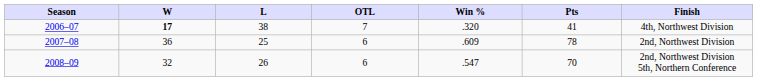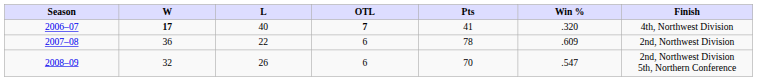columns swapped: (572, 12) <-> (470, 12)
(263, 27) 38 -> (263, 27) 40
(365, 27) normal -> (365, 27) bold
(263, 42) 25 -> (263, 42) 22
